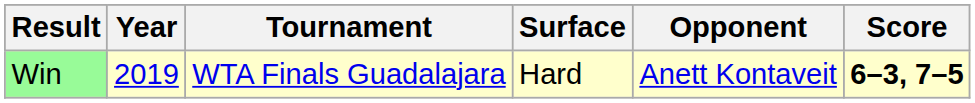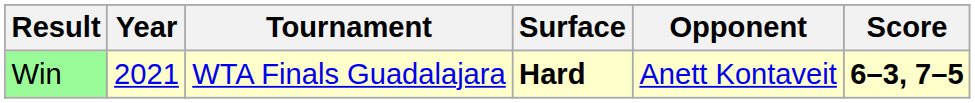(146, 73) 2019 -> (146, 73) 2021
(551, 73) normal -> (552, 73) bold
